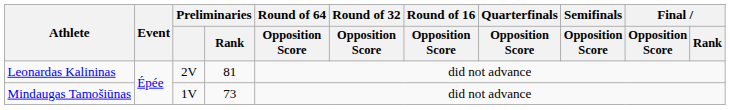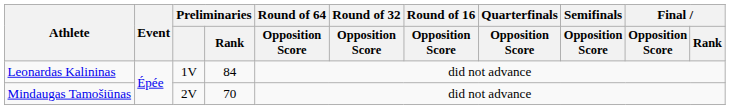(189, 72) 2V -> (189, 72) 1V
(230, 72) 81 -> (230, 72) 84
(189, 93) 1V -> (189, 93) 2V
(230, 93) 73 -> (230, 93) 70
